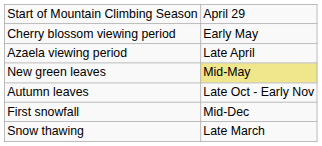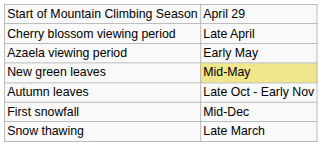(231, 33) Early May -> (229, 33) Late April
(229, 53) Late April -> (231, 53) Early May
